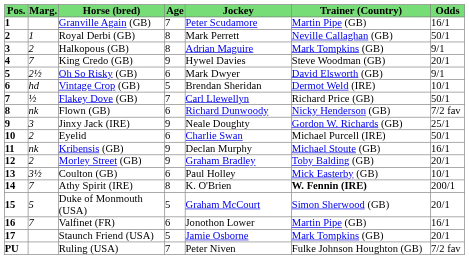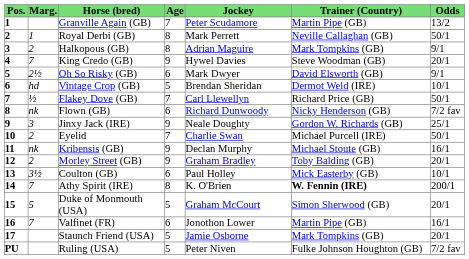(440, 23) 16/1 -> (440, 23) 13/2
(168, 136) 6 -> (168, 136) 7
(168, 248) 7 -> (168, 248) 5
